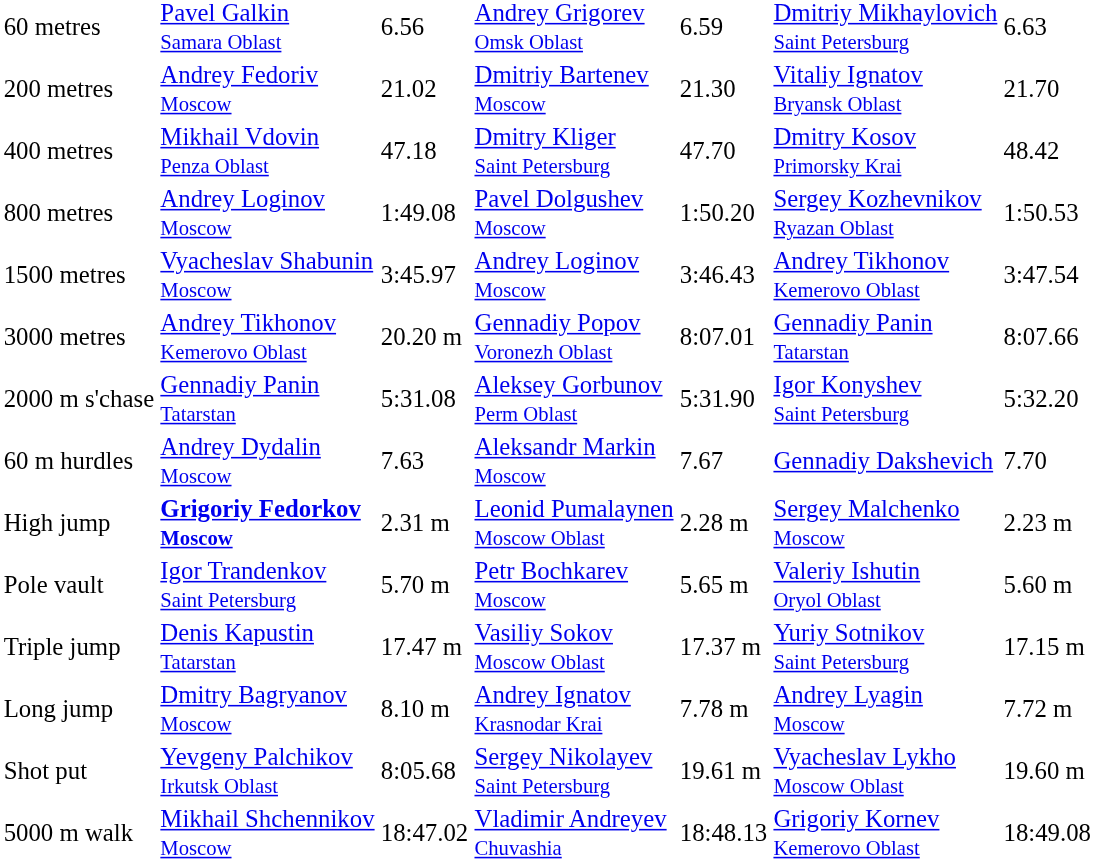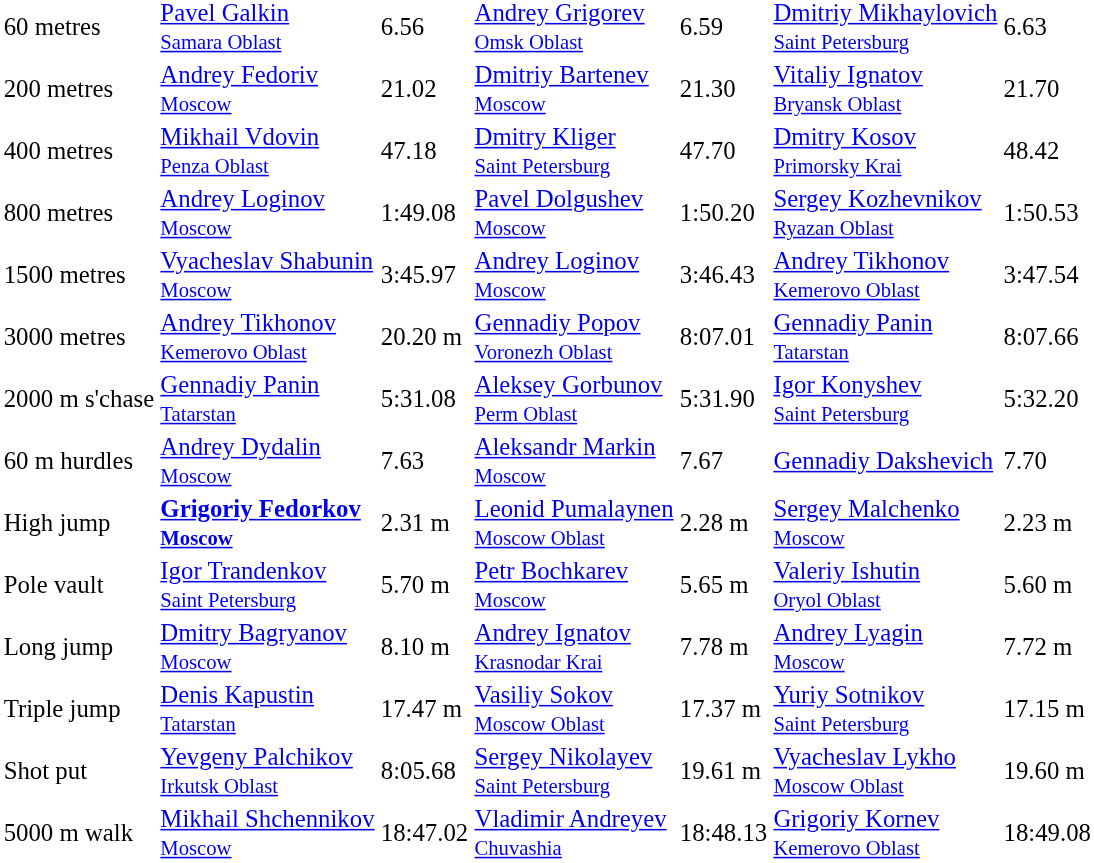rows swapped: (58, 709) <-> (62, 647)
